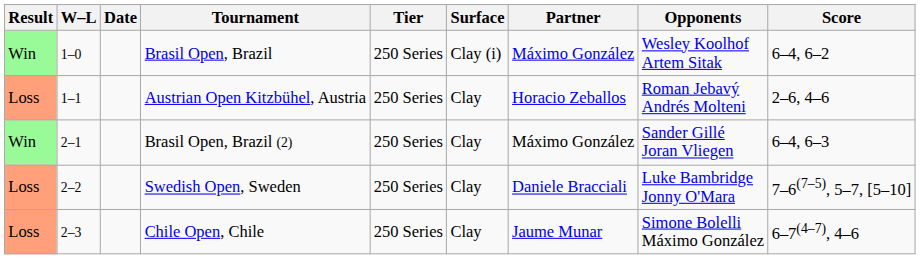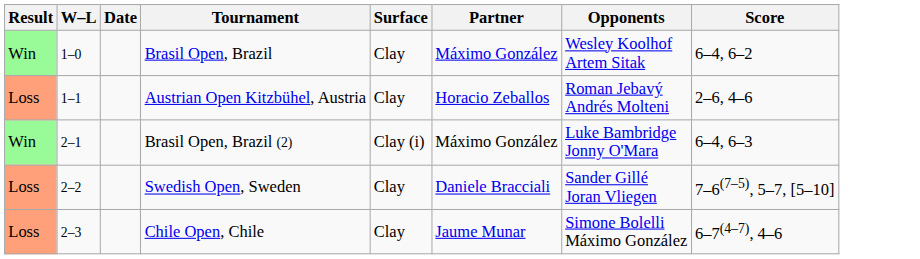- column: (408, 17)
(476, 52) Clay (i) -> (389, 52) Clay
(466, 142) Clay -> (399, 142) Clay (i)
(688, 142) Sander Gillé Joran Vliegen -> (621, 142) Luke Bambridge Jonny O'Mara
(697, 187) Luke Bambridge Jonny O'Mara -> (611, 187) Sander Gillé Joran Vliegen
